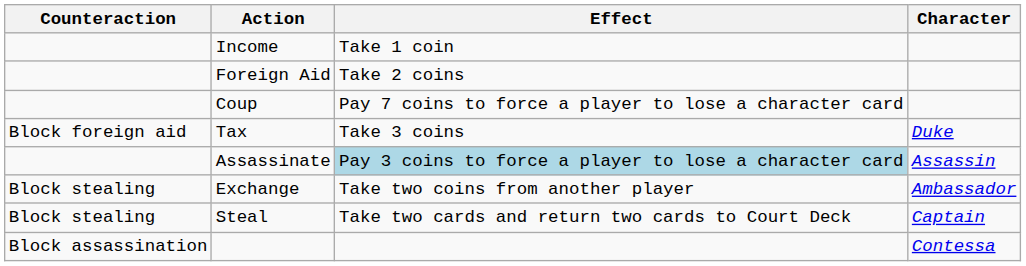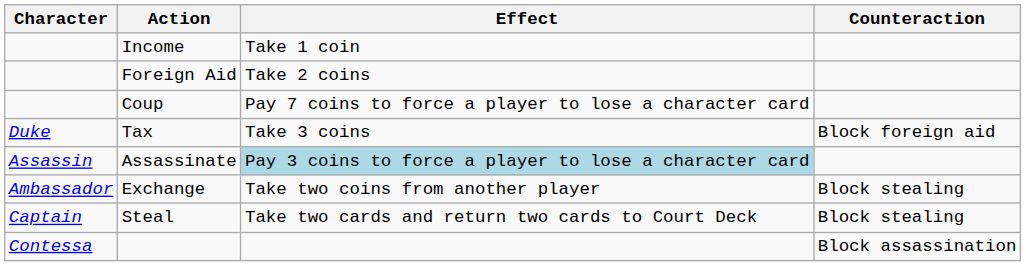columns swapped: (964, 19) <-> (108, 19)
